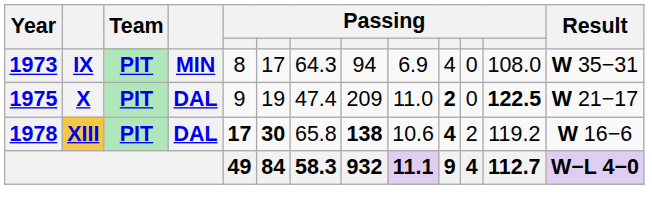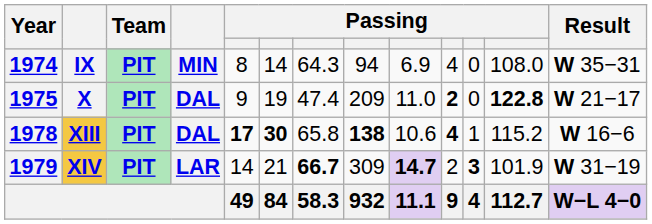(33, 65) 1973 -> (33, 65) 1974
(273, 65) 17 -> (276, 65) 14
(514, 99) 122.5 -> (517, 99) 122.8
(472, 133) 2 -> (474, 133) 1
(514, 133) 119.2 -> (517, 133) 115.2
+ row: (84, 167)
